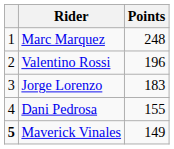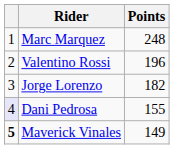(155, 86) 183 -> (155, 86) 182
(11, 109) no background -> (11, 109) lavender background
